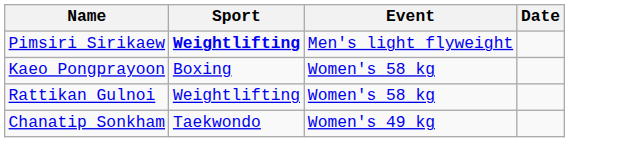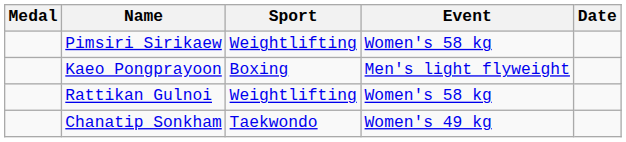+ column: (33, 18)
(236, 44) bold -> (293, 44) normal
(411, 44) Men's light flyweight -> (428, 44) Women's 58 kg
(371, 71) Women's 58 kg -> (467, 71) Men's light flyweight
